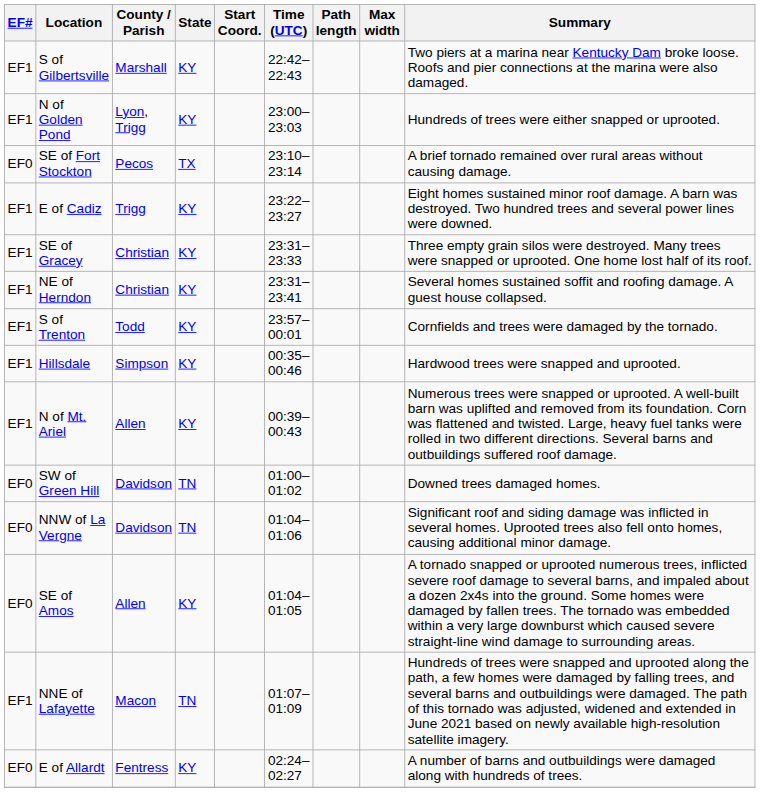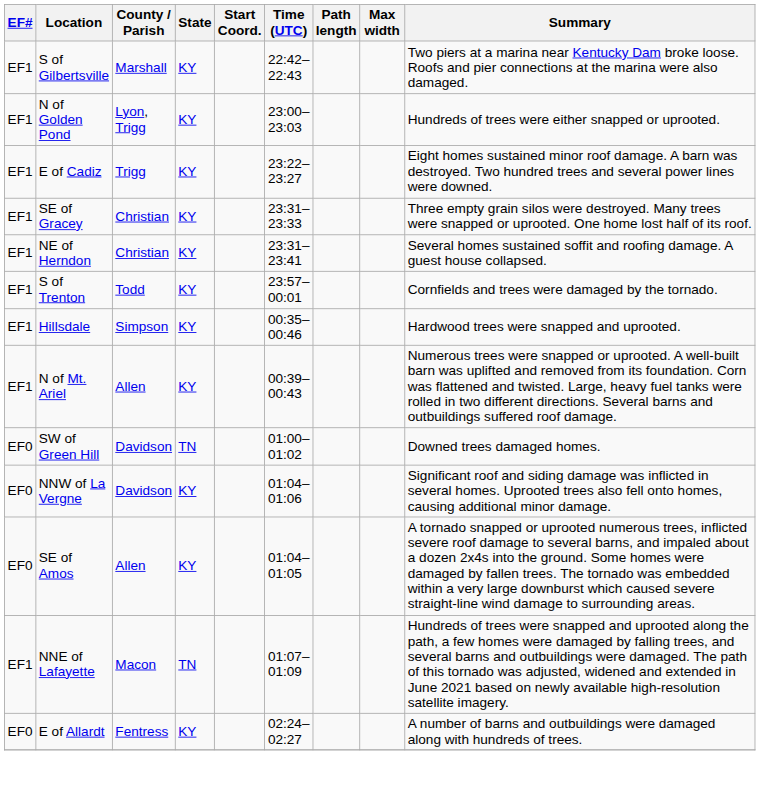- row: (69, 164)
(187, 527) TN -> (187, 491) KY
